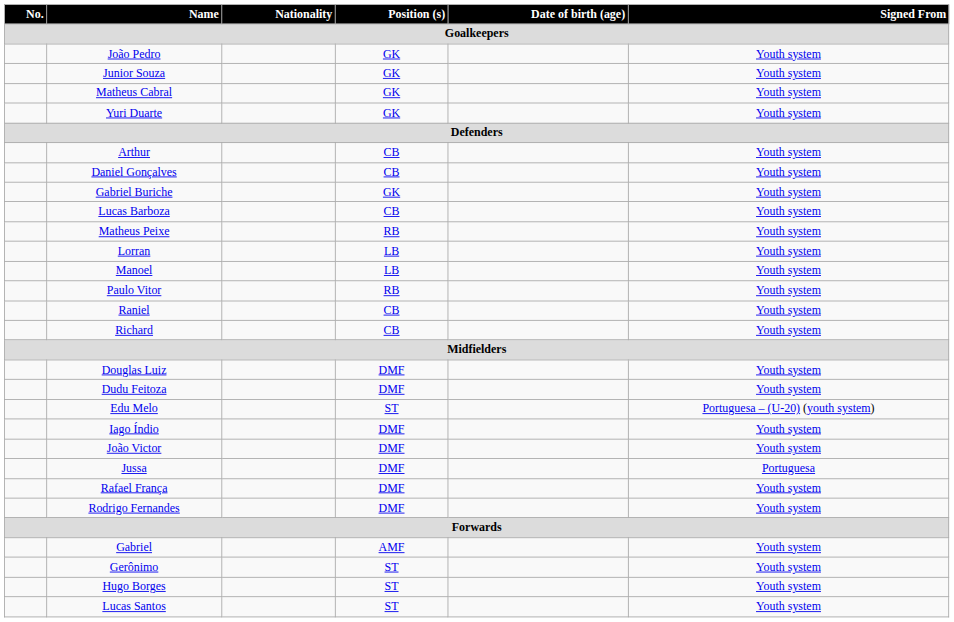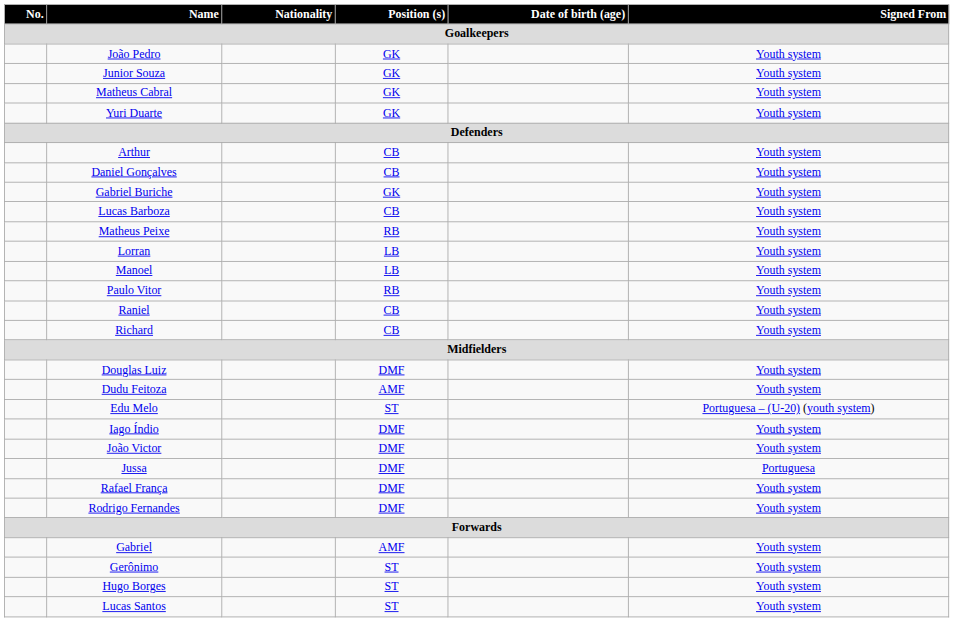(392, 389) DMF -> (392, 389) AMF
